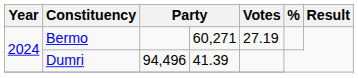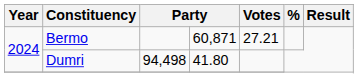(215, 38) 60,271 -> (215, 38) 60,871
(261, 38) 27.19 -> (261, 38) 27.21
(165, 60) 94,496 -> (165, 60) 94,498
(211, 60) 41.39 -> (211, 60) 41.80
